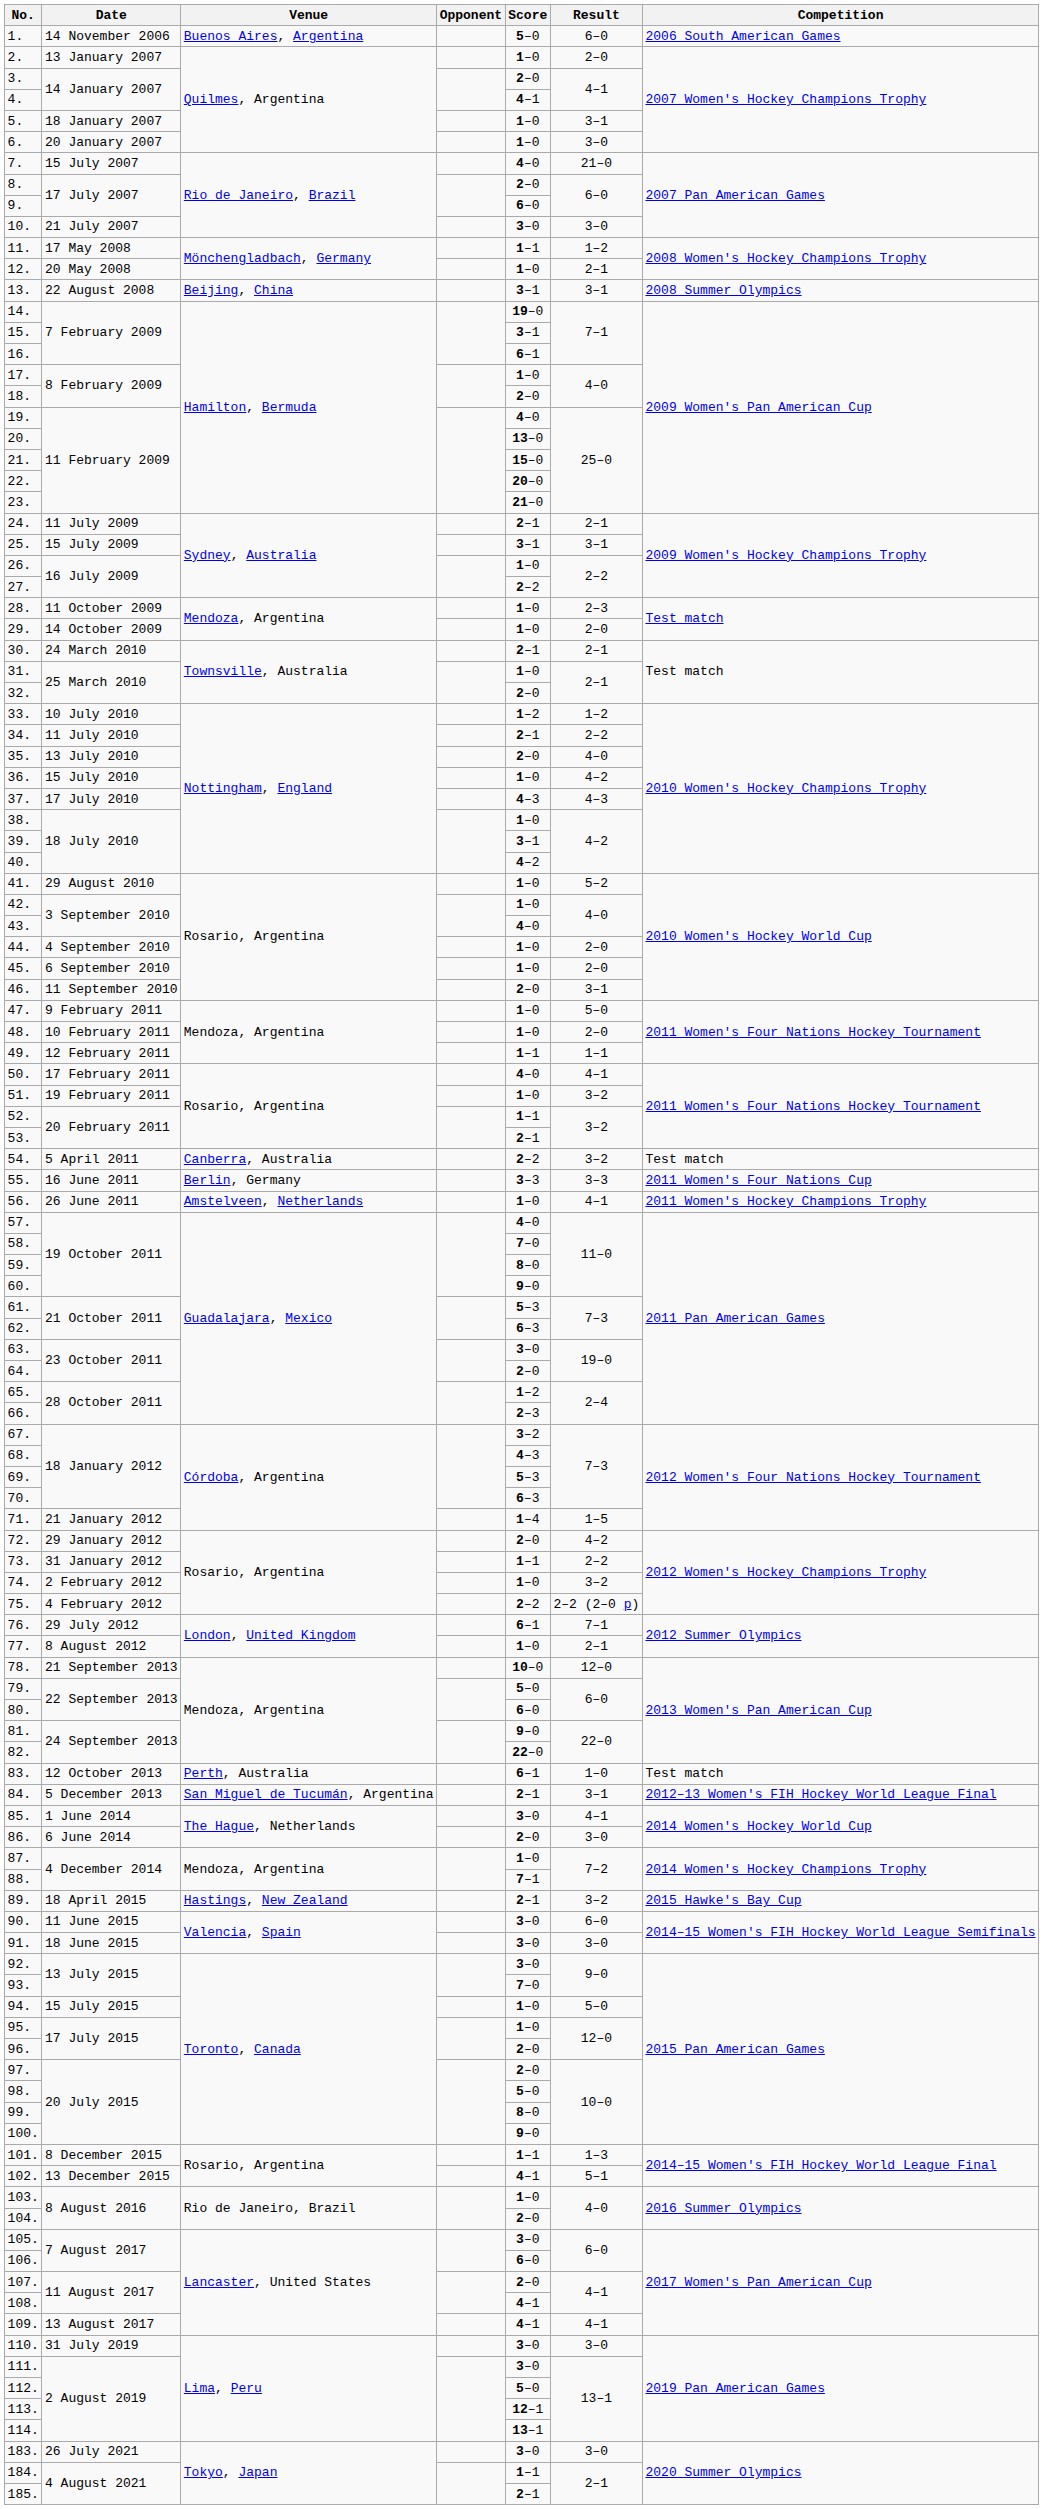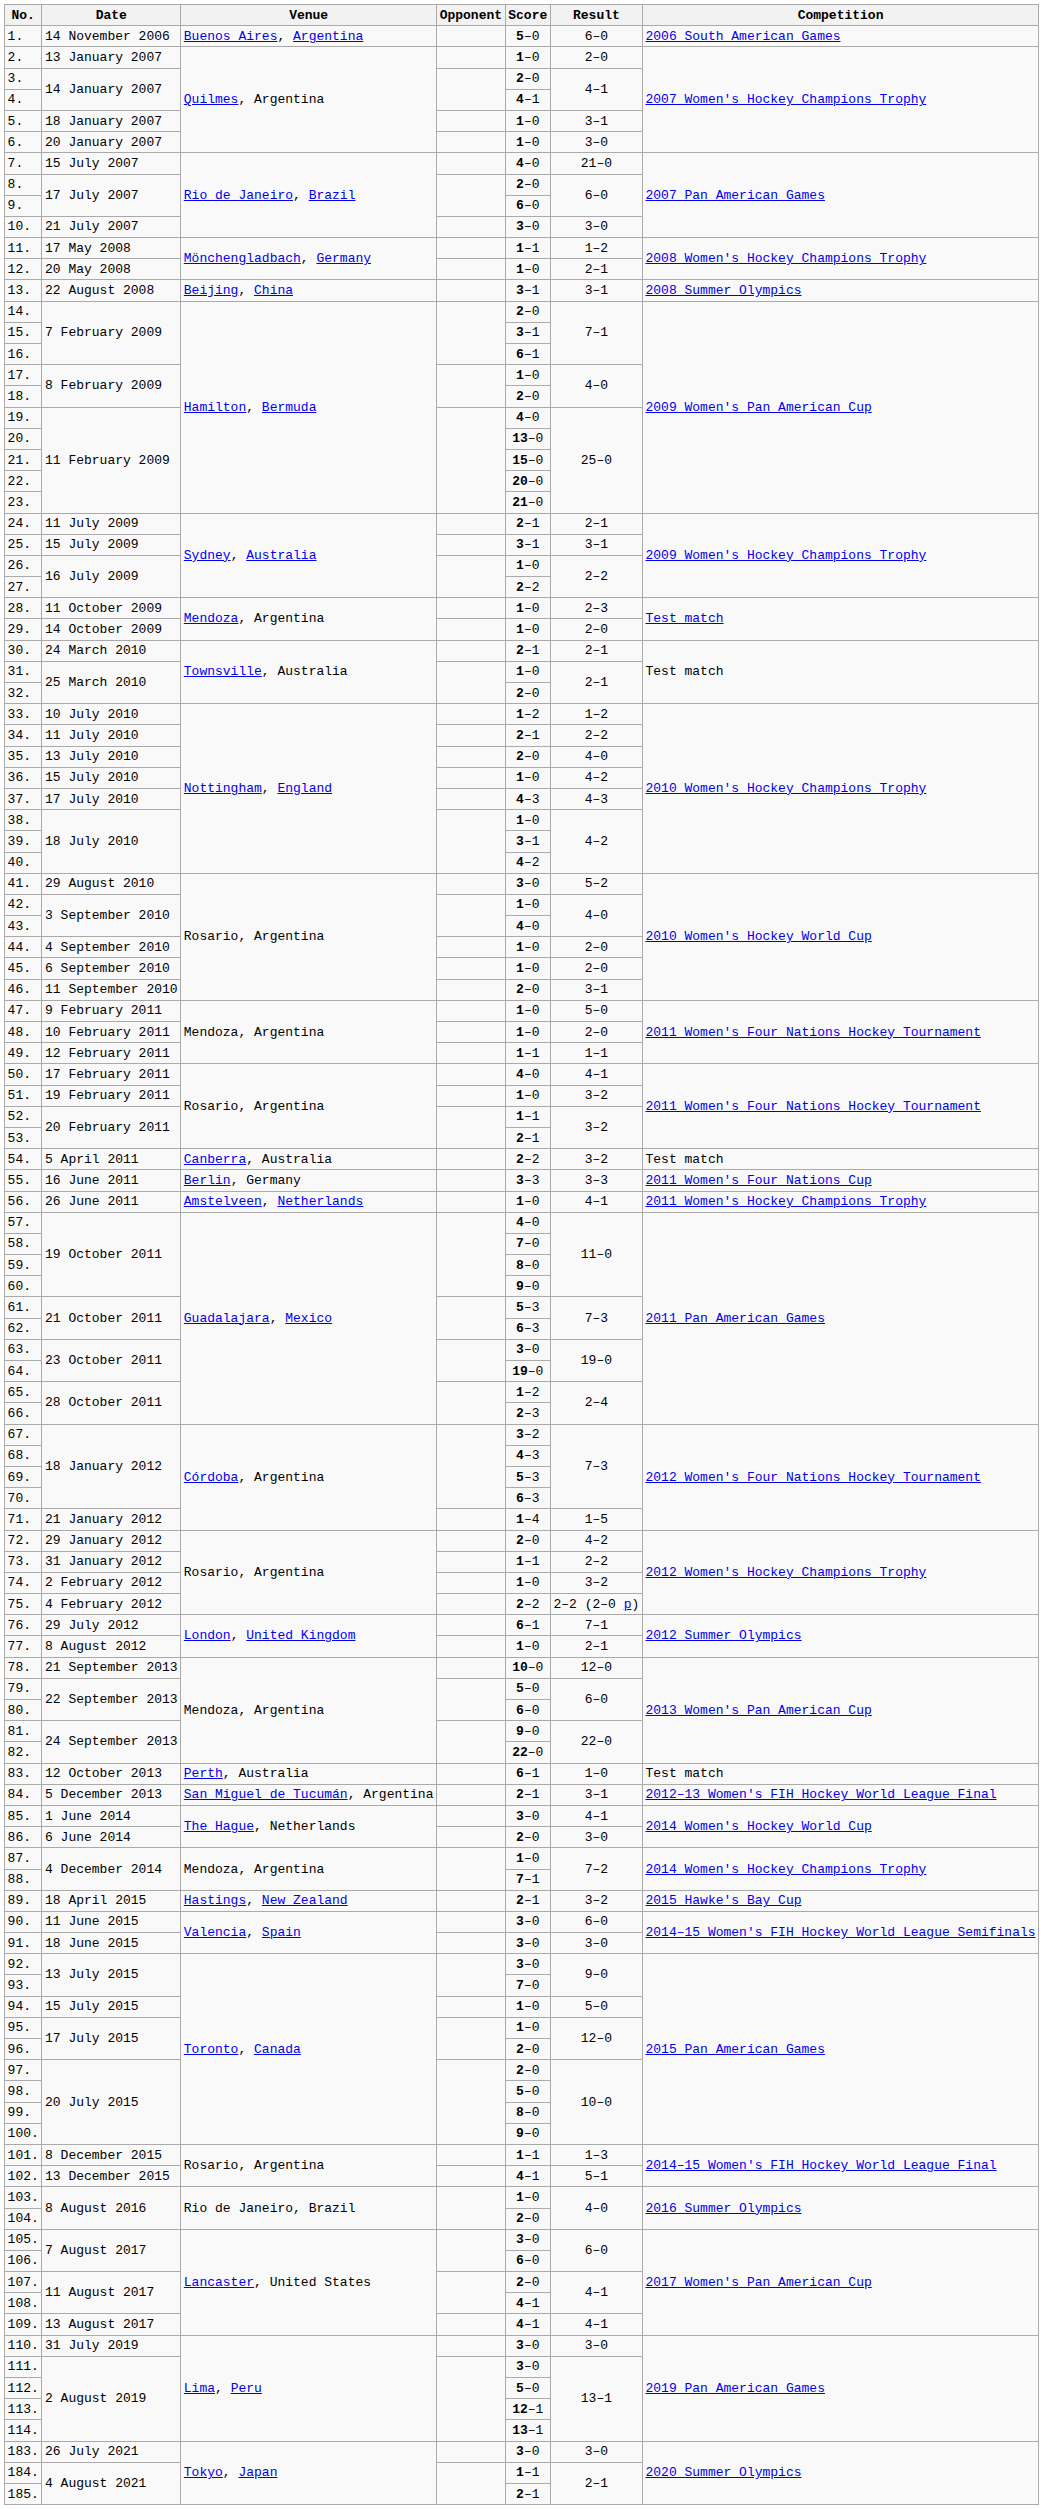(528, 312) 19–0 -> (528, 312) 2–0
(528, 884) 1–0 -> (528, 884) 3–0
(528, 1371) 2–0 -> (528, 1371) 19–0
